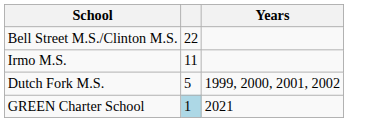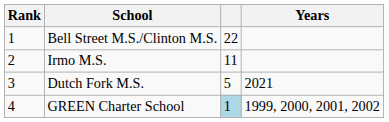+ column: (24, 15)
(272, 83) 1999, 2000, 2001, 2002 -> (259, 83) 2021
(219, 106) 2021 -> (312, 106) 1999, 2000, 2001, 2002
